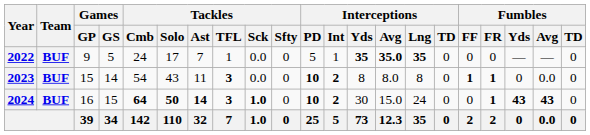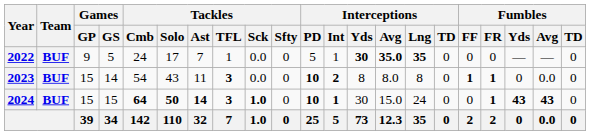(362, 57) 35 -> (362, 57) 30
(87, 99) 16 -> (87, 99) 15
(336, 99) 2 -> (336, 99) 1
